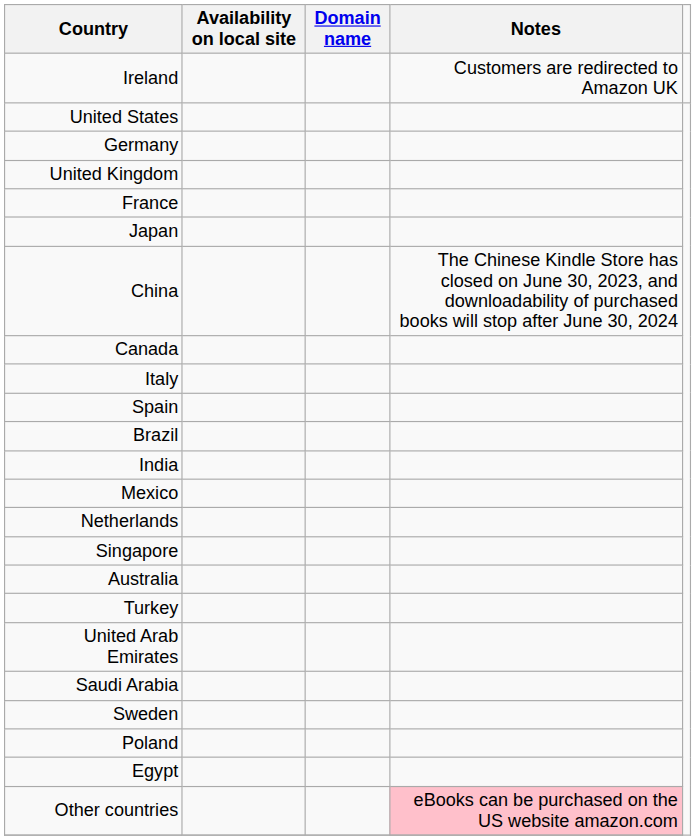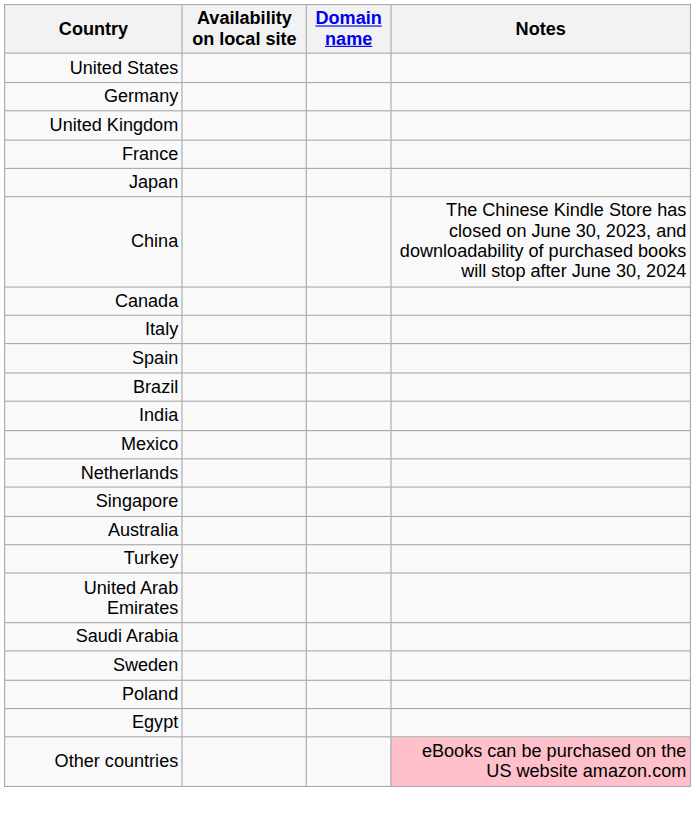- row: (151, 78)
